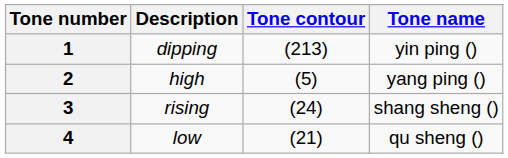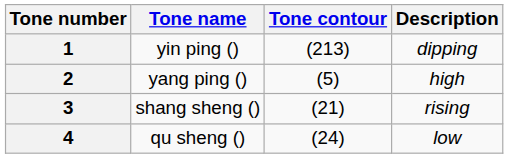columns swapped: (436, 19) <-> (187, 19)
(306, 108) (24) -> (328, 108) (21)
(306, 138) (21) -> (328, 138) (24)
